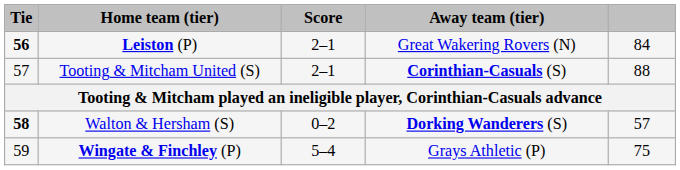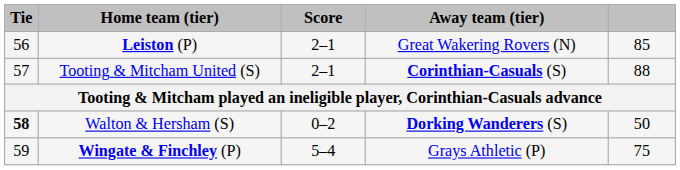(21, 44) bold -> (21, 44) normal
(642, 44) 84 -> (642, 44) 85
(642, 124) 57 -> (642, 124) 50
